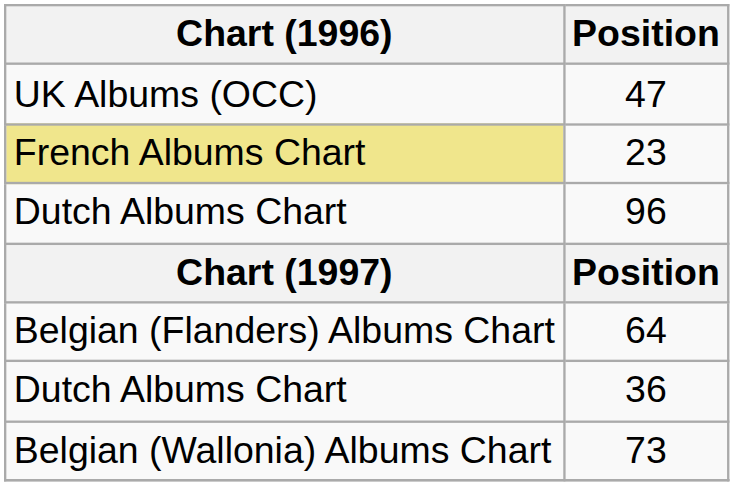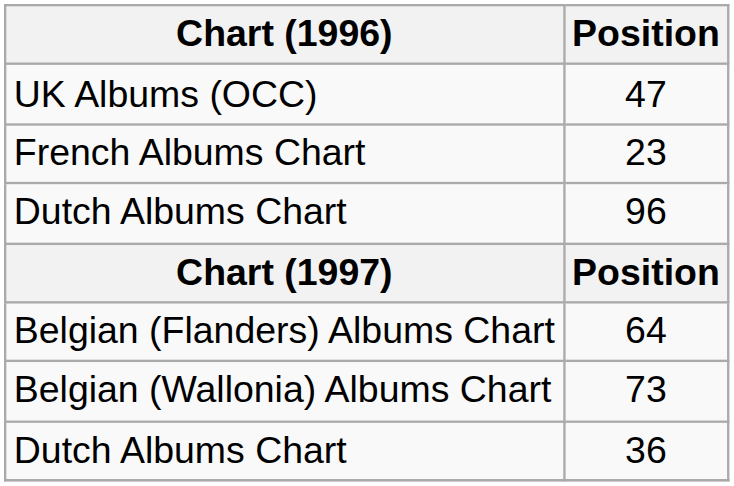(190, 152) khaki background -> (190, 152) no background
rows swapped: (646, 449) <-> (646, 390)
